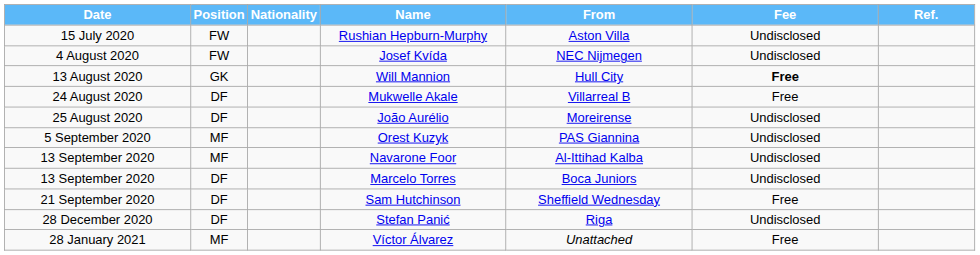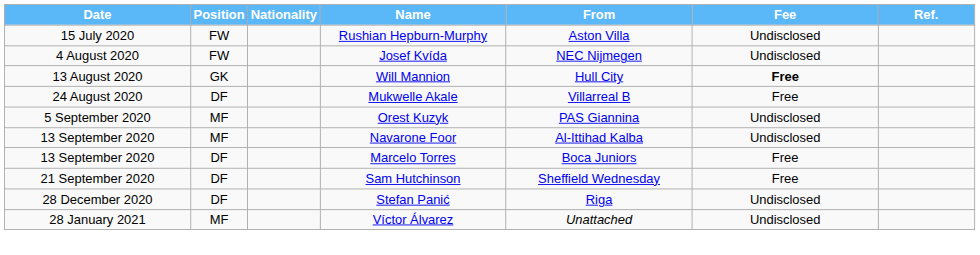- row: (413, 117)
(785, 179) Undisclosed -> (785, 158) Free
(785, 240) Free -> (785, 220) Undisclosed
